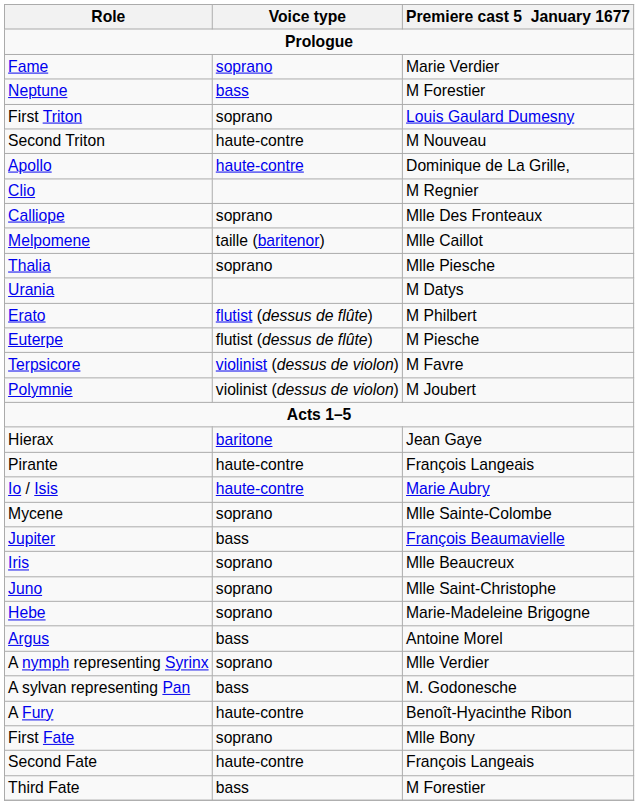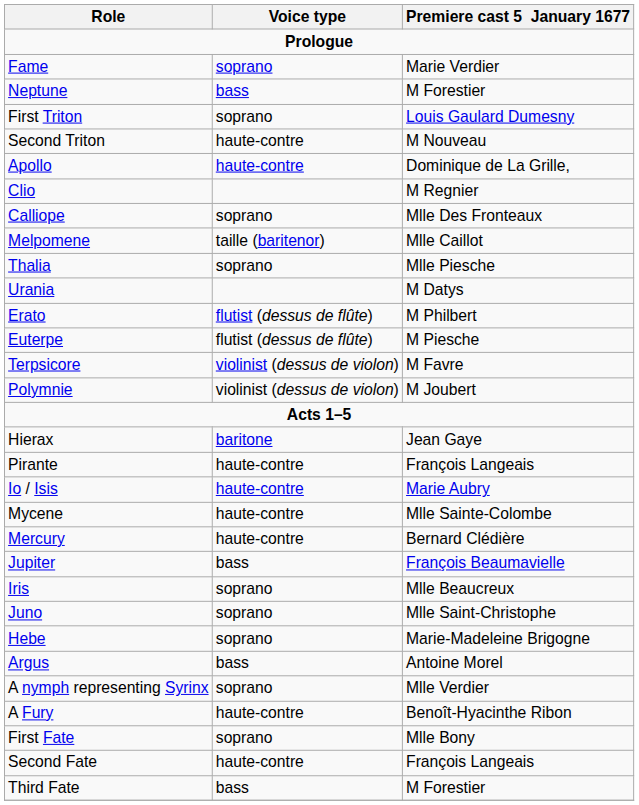(244, 514) soprano -> (260, 514) haute-contre
+ row: (36, 539)
- row: (99, 688)
